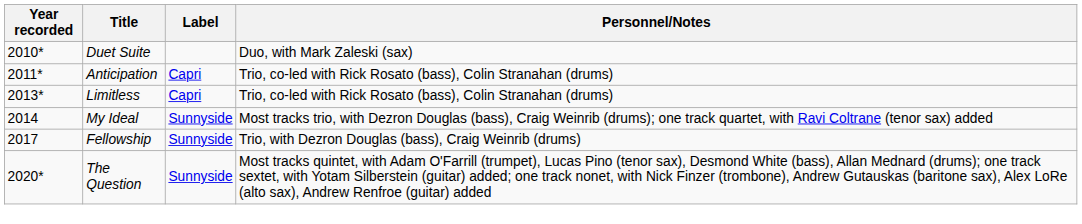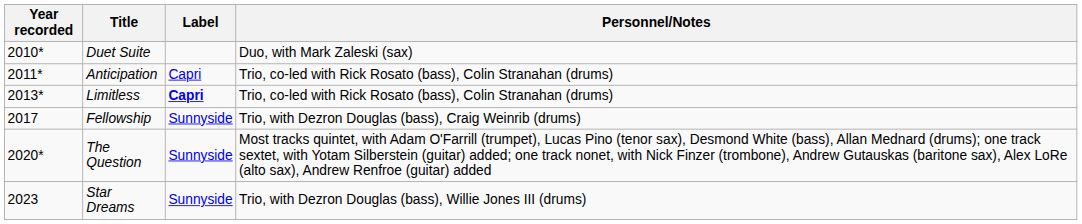(185, 96) normal -> (186, 96) bold
- row: (112, 118)
+ row: (110, 200)
